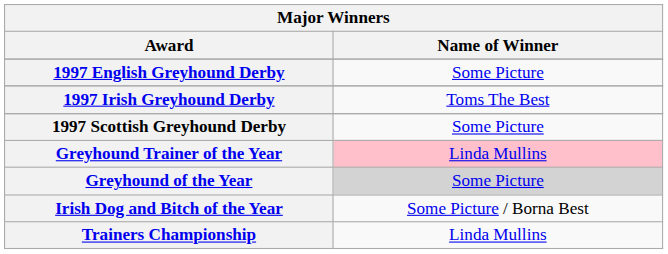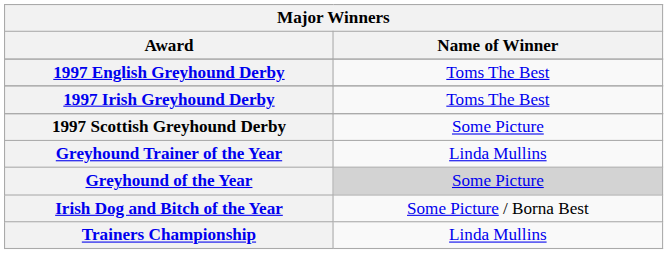(498, 72) Some Picture -> (498, 72) Toms The Best
(498, 153) pink background -> (498, 153) no background
